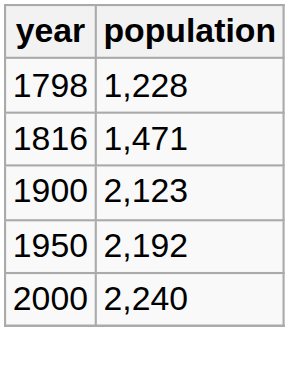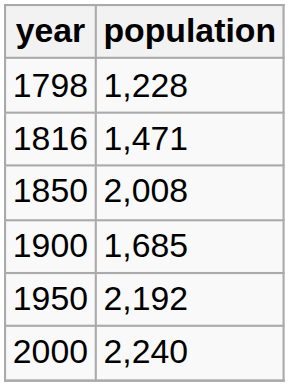+ row: (50, 191)
(146, 191) 2,123 -> (146, 245) 1,685
